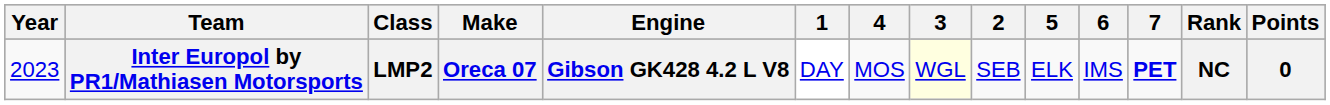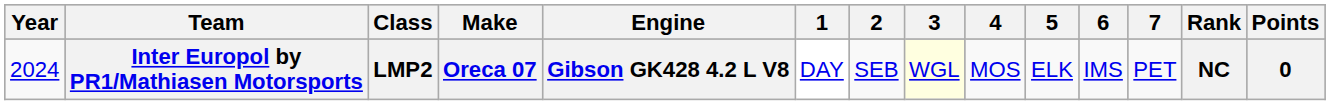columns swapped: (998, 22) <-> (880, 22)
(35, 69) 2023 -> (35, 69) 2024
(1155, 69) bold -> (1155, 69) normal
